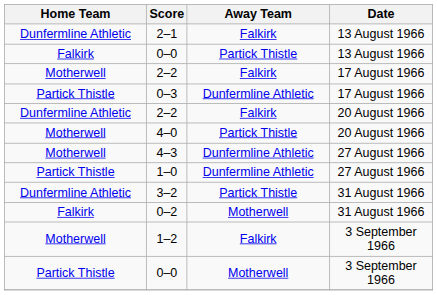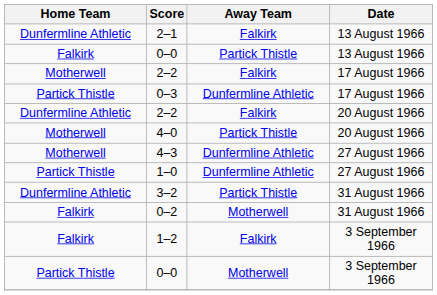(76, 239) Motherwell -> (76, 239) Falkirk
